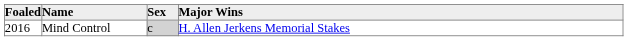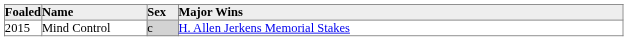(17, 27) 2016 -> (17, 27) 2015
